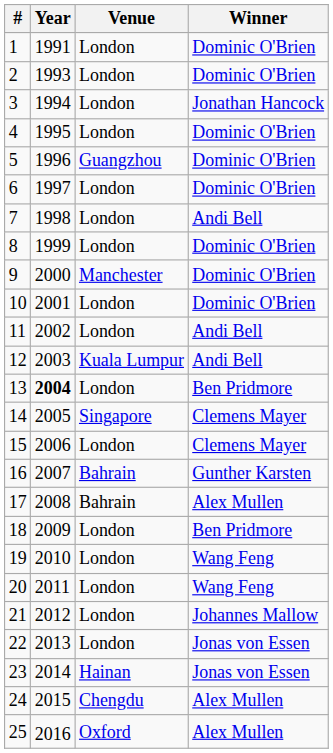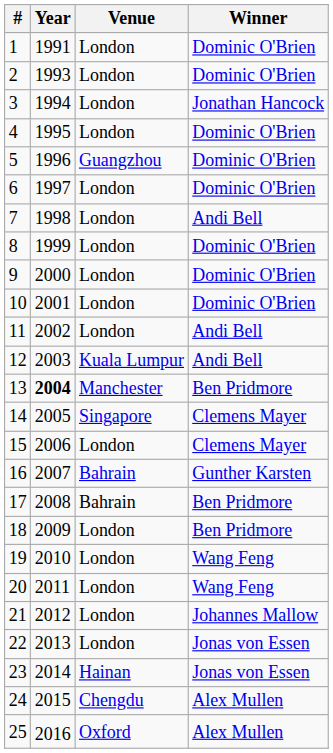(121, 274) Manchester -> (107, 274) London
(107, 388) London -> (121, 388) Manchester
(238, 501) Alex Mullen -> (242, 501) Ben Pridmore
